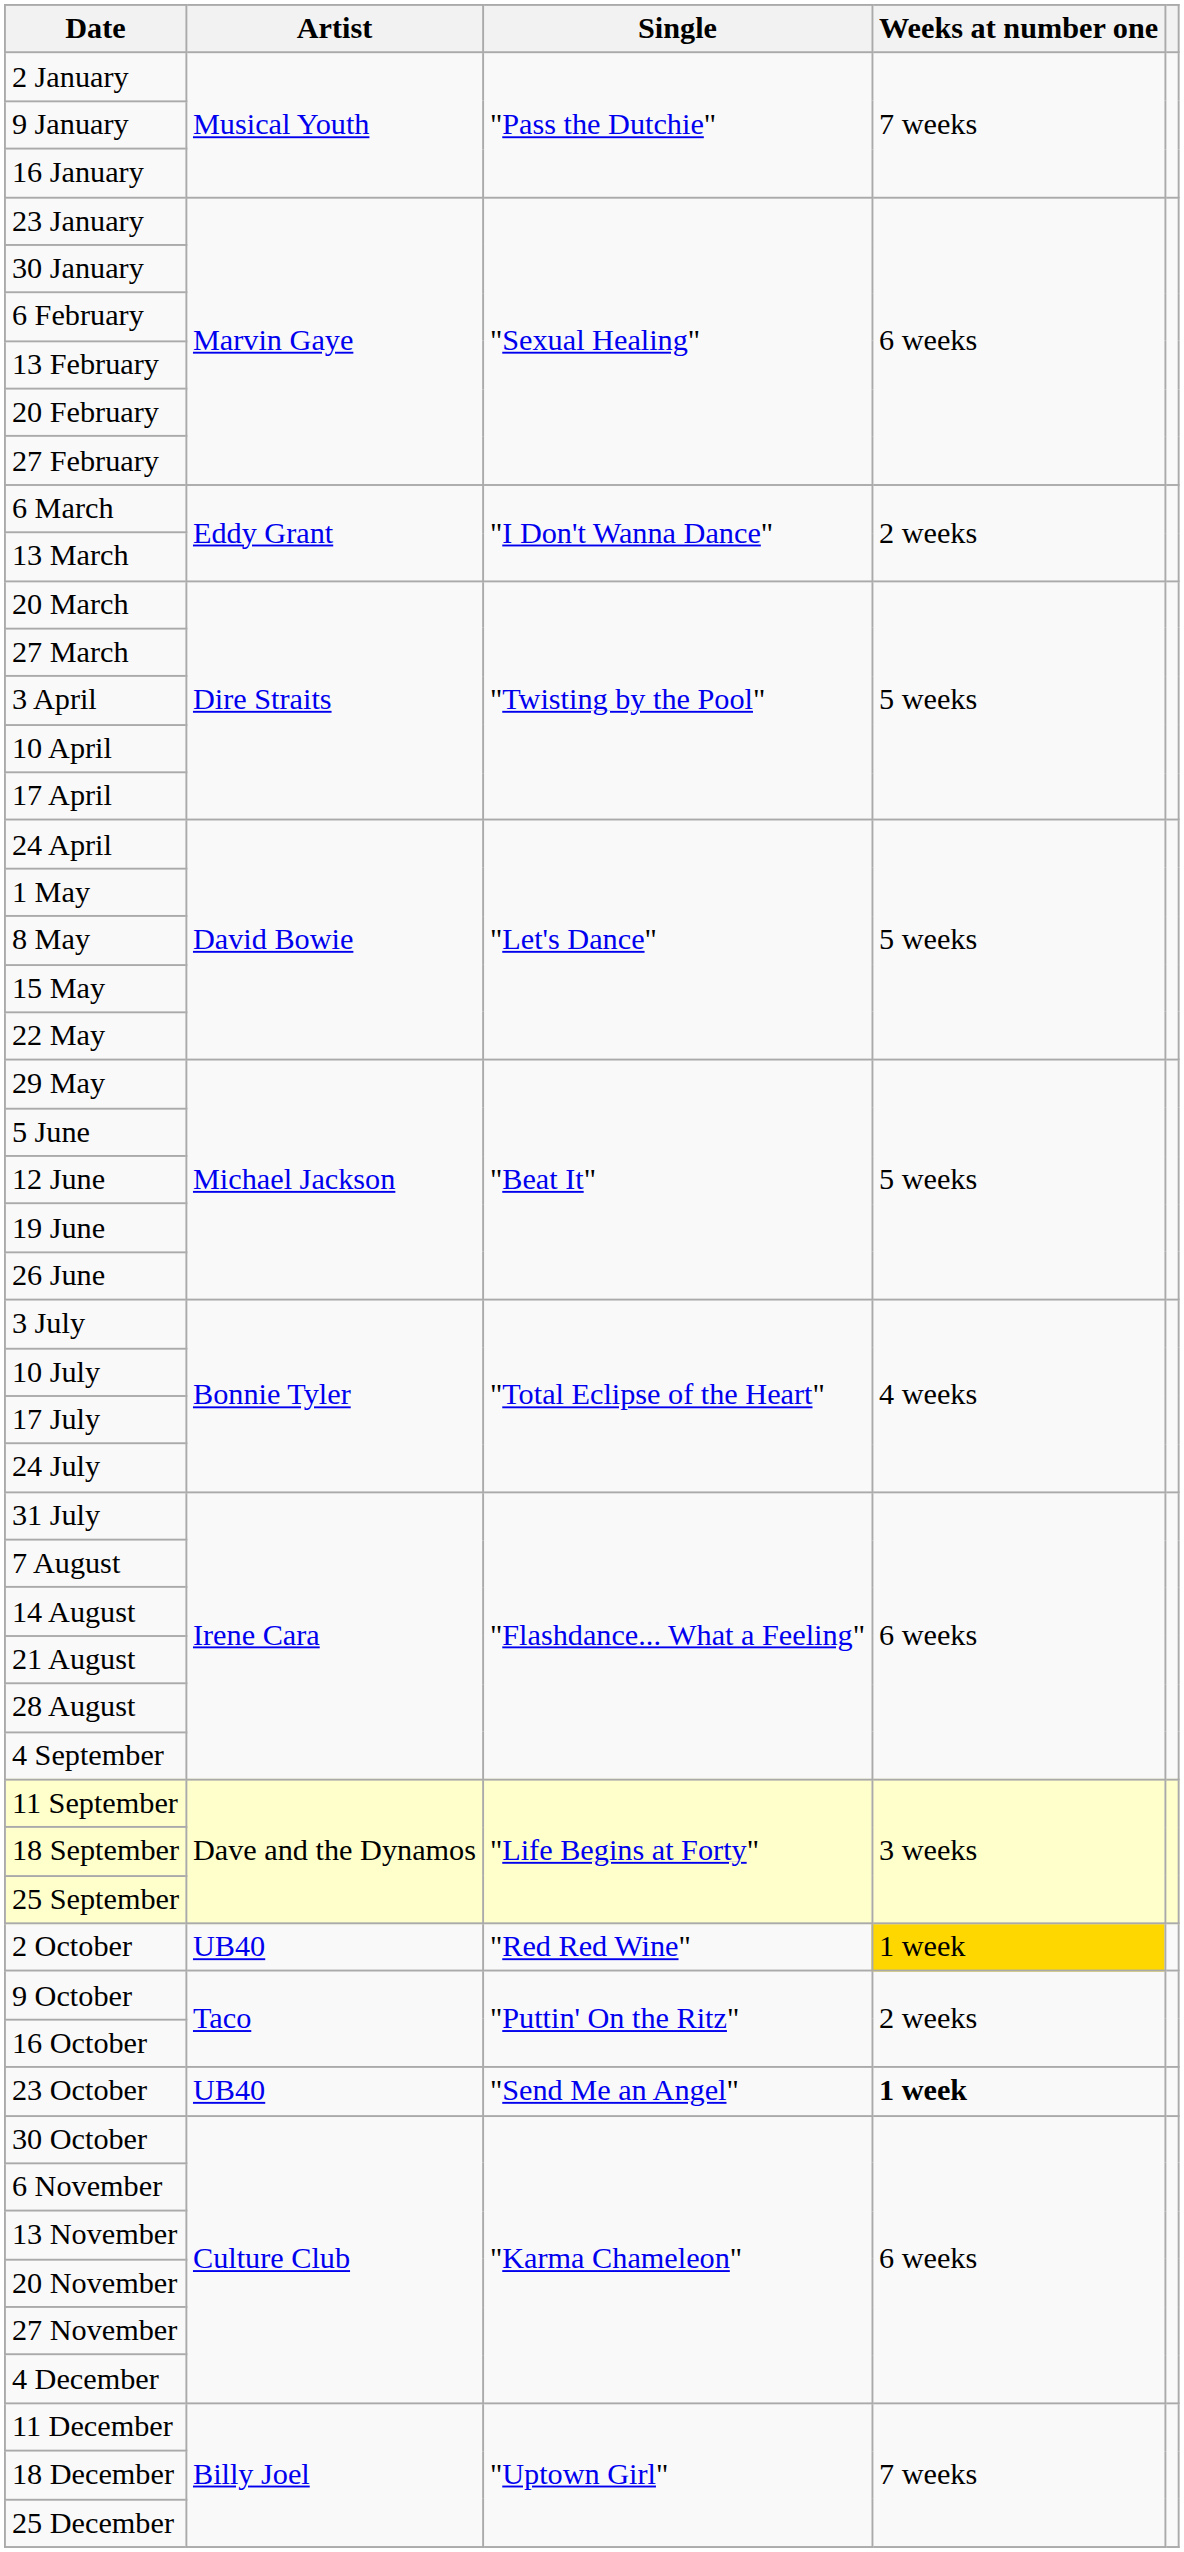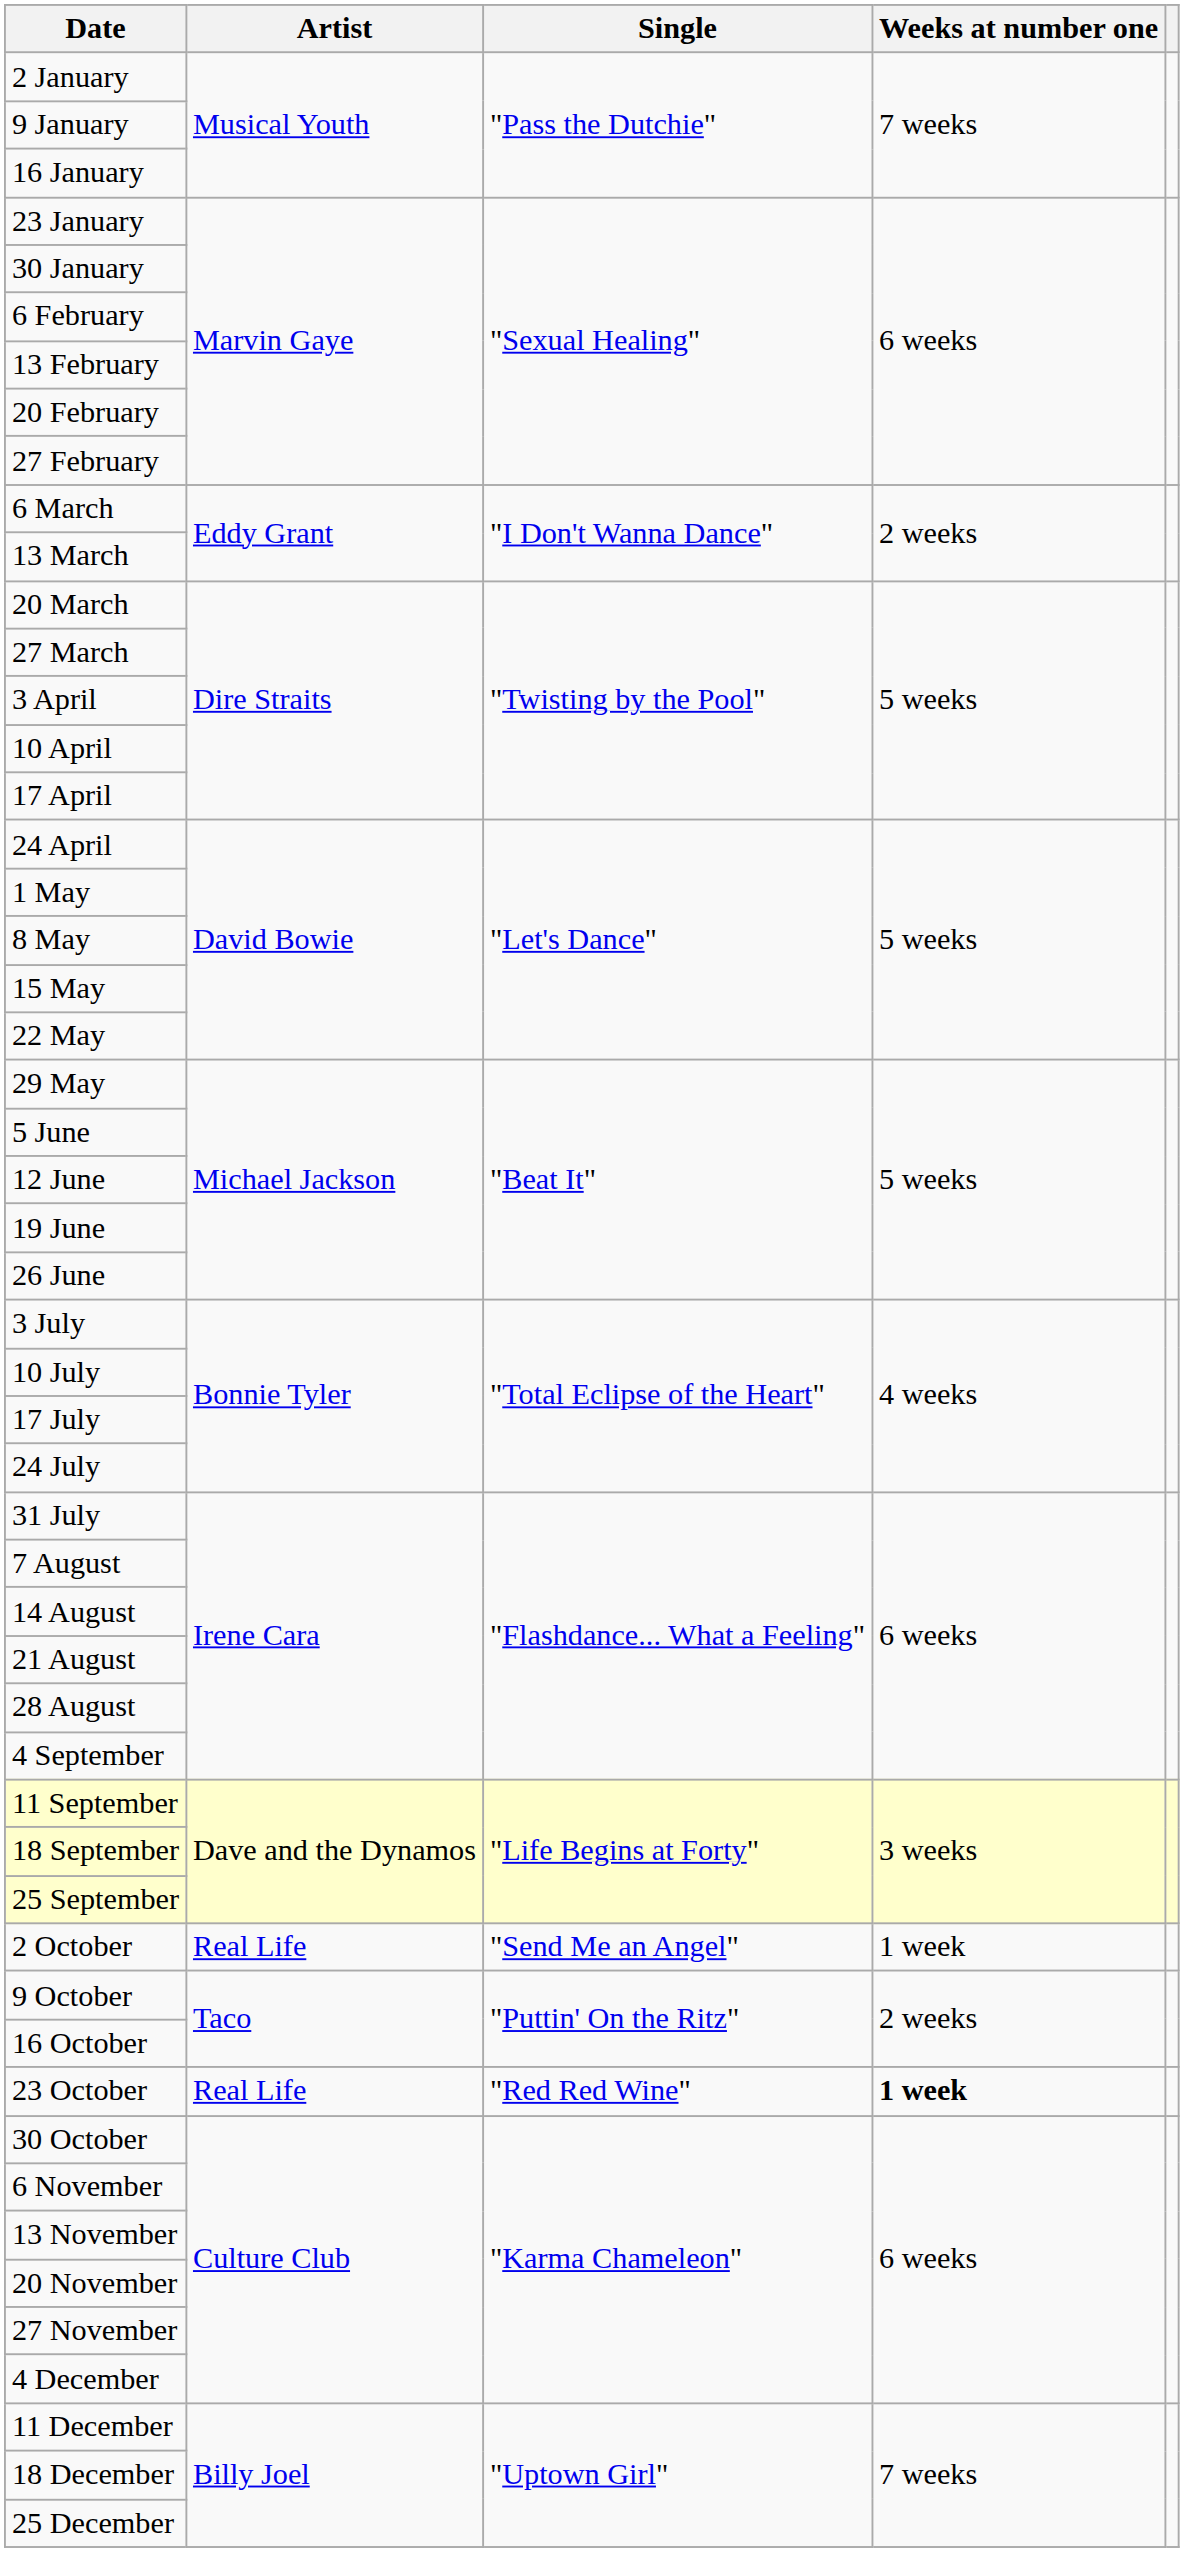(229, 1946) UB40 -> (250, 1946) Real Life
(590, 1946) "Red Red Wine" -> (614, 1946) "Send Me an Angel"
(922, 1946) gold background -> (922, 1946) no background
(229, 2090) UB40 -> (250, 2090) Real Life
(614, 2090) "Send Me an Angel" -> (590, 2090) "Red Red Wine"
